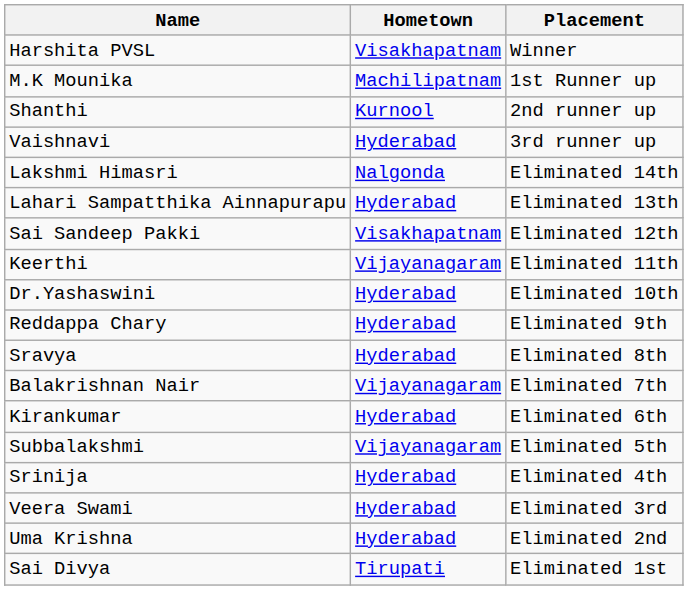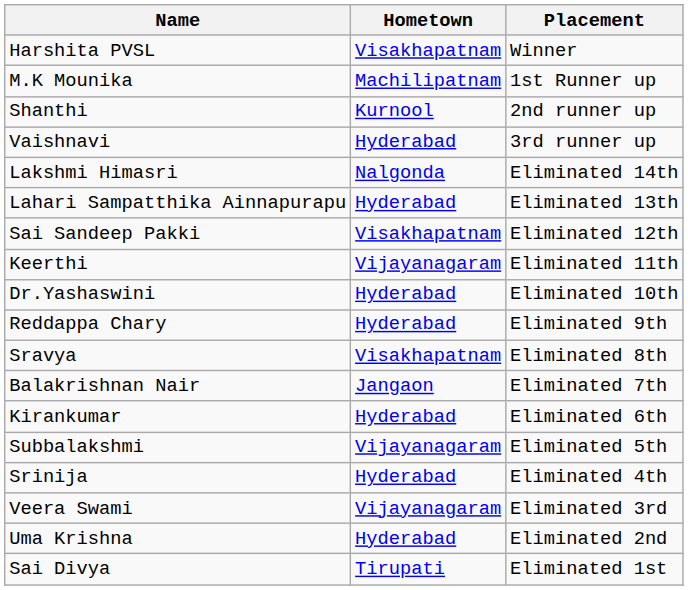(406, 356) Hyderabad -> (428, 356) Visakhapatnam
(428, 386) Vijayanagaram -> (394, 386) Jangaon
(406, 508) Hyderabad -> (428, 508) Vijayanagaram
